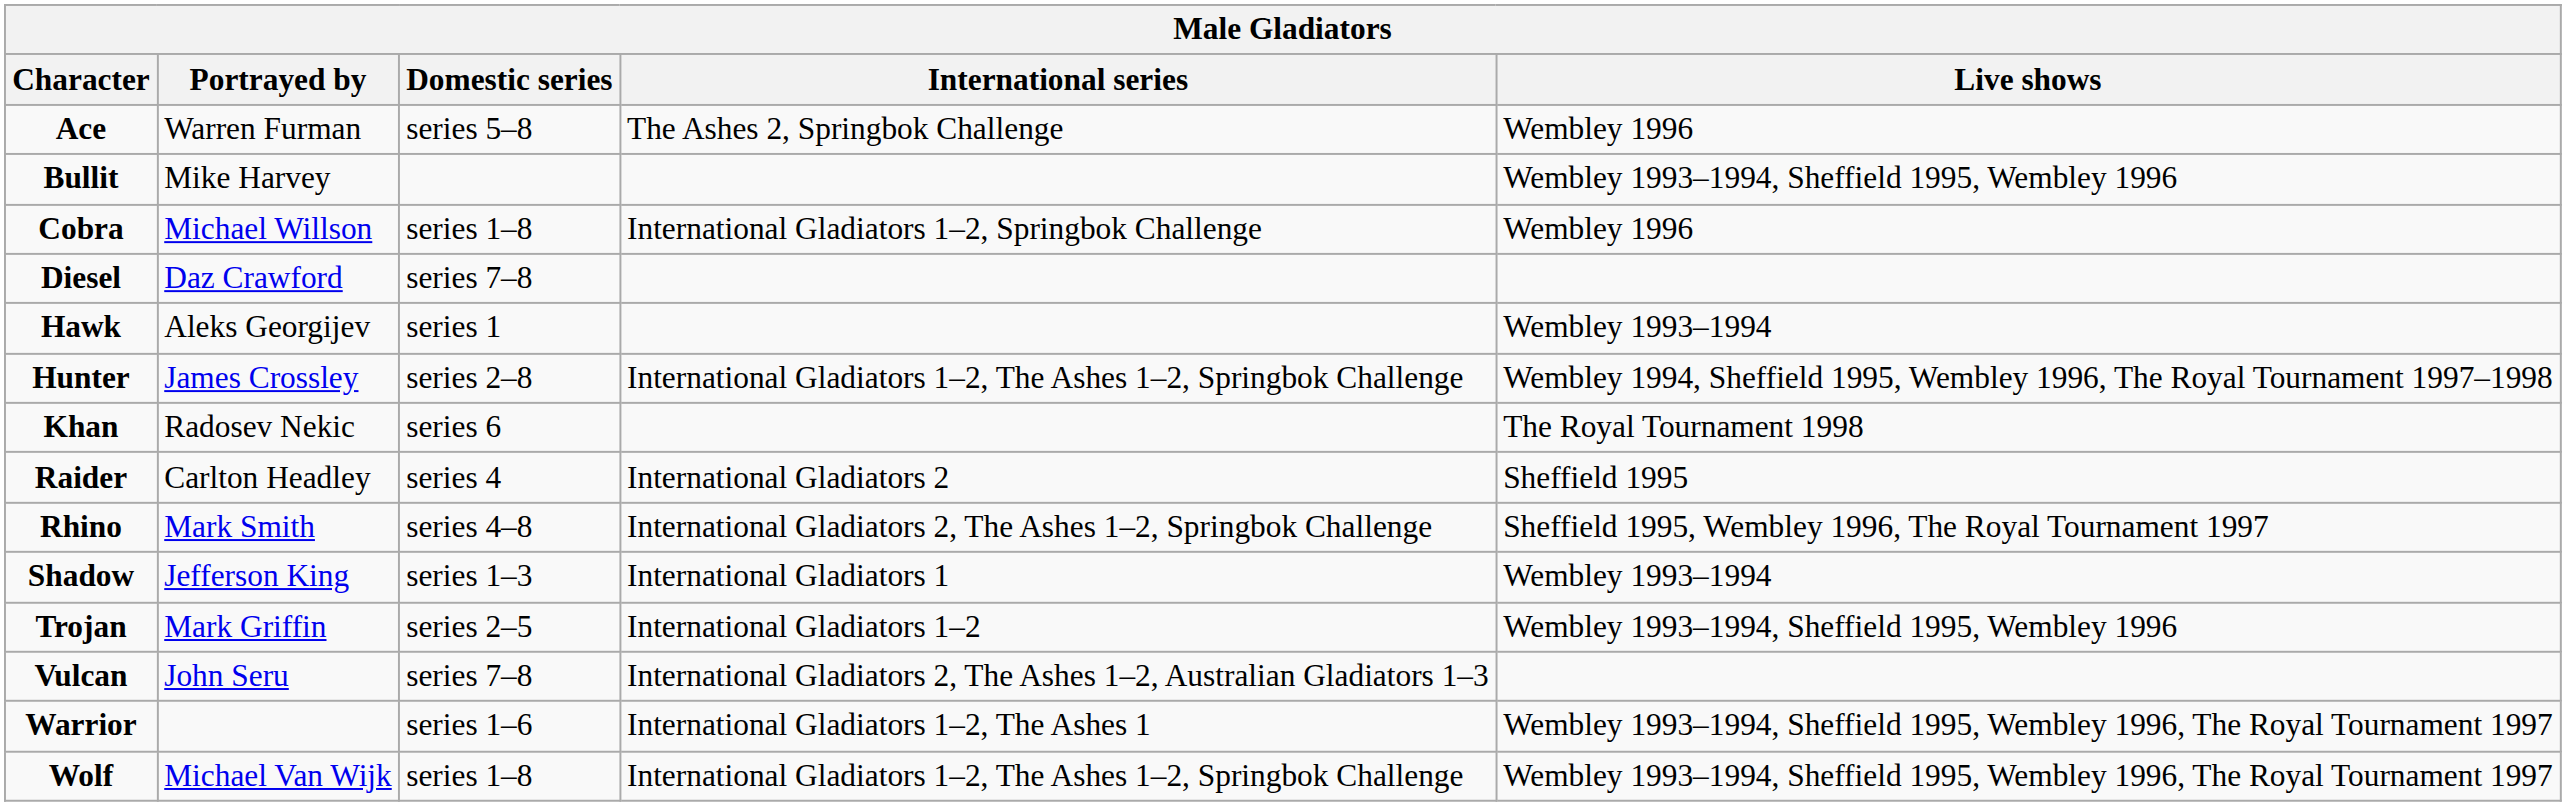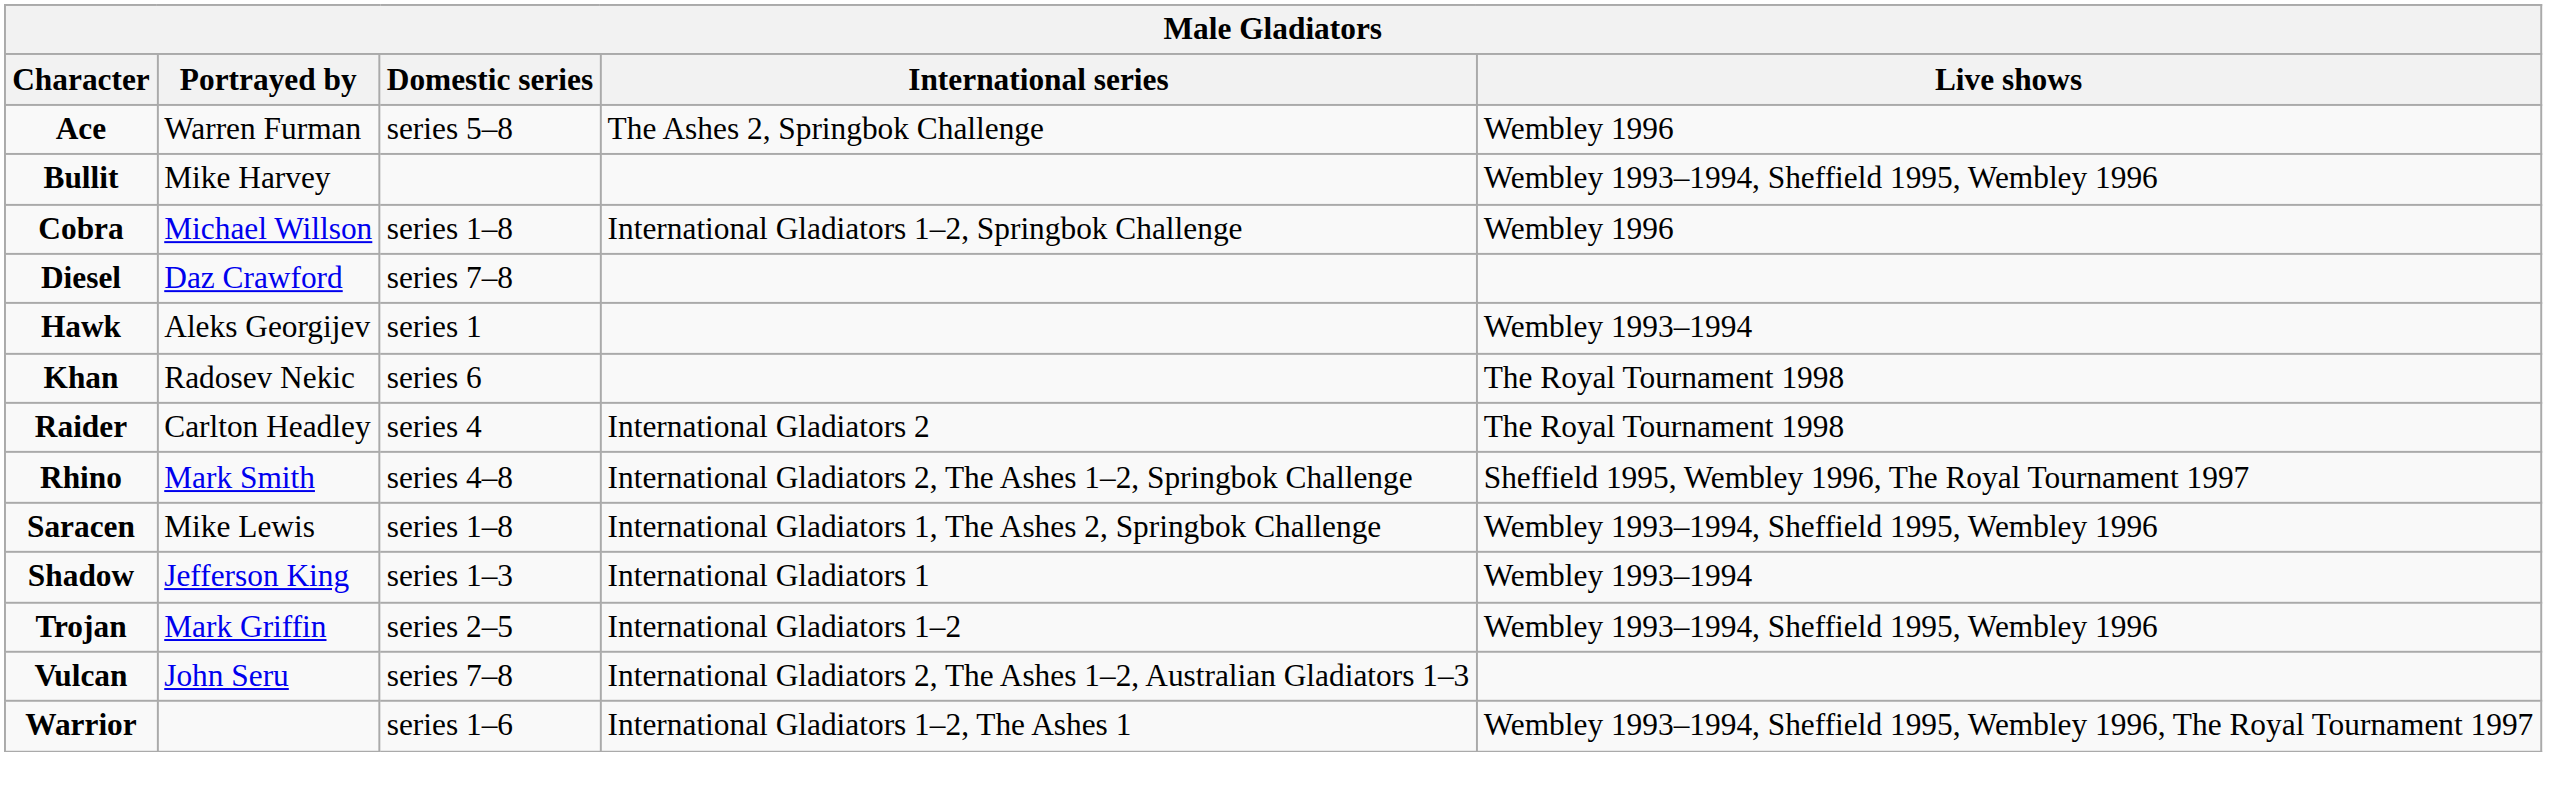- row: (81, 377)
(1596, 476) Sheffield 1995 -> (1664, 427) The Royal Tournament 1998
+ row: (81, 526)
- row: (81, 775)
